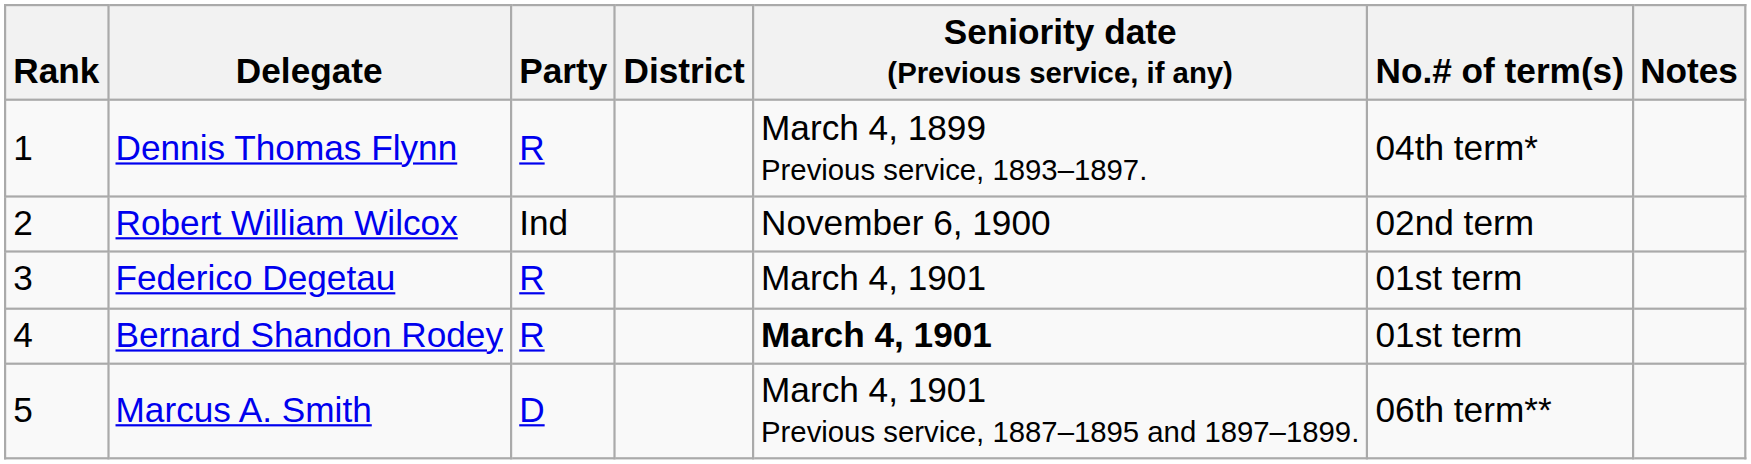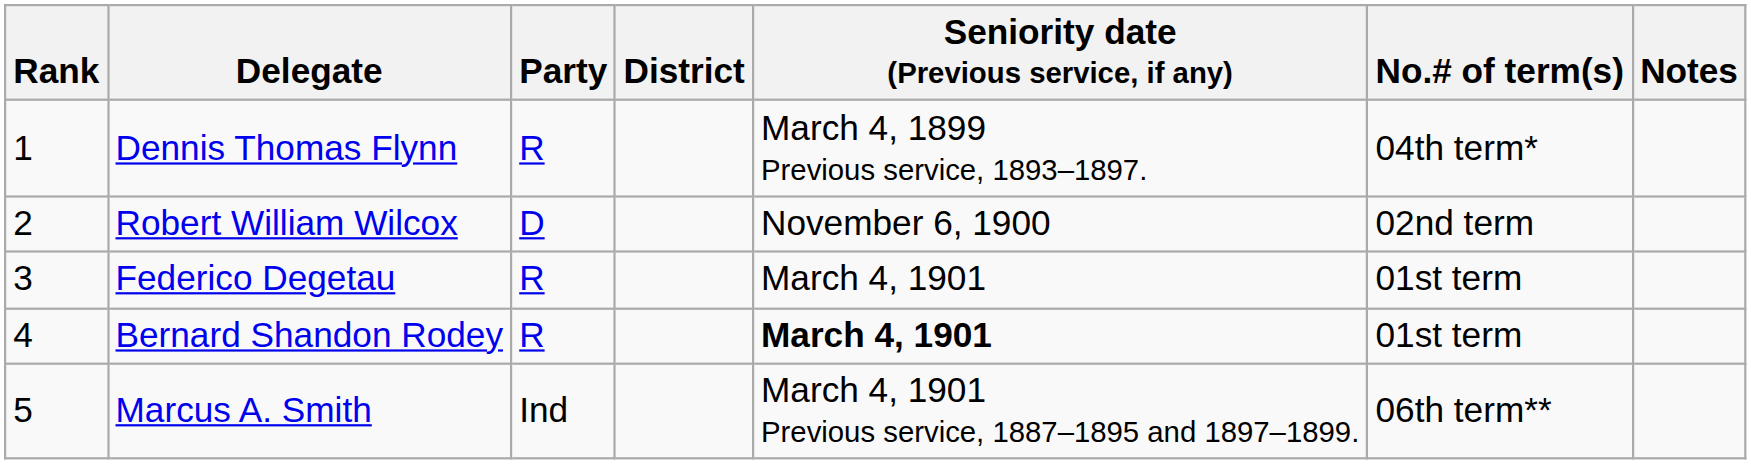(544, 223) Ind -> (532, 223) D
(532, 410) D -> (544, 410) Ind
